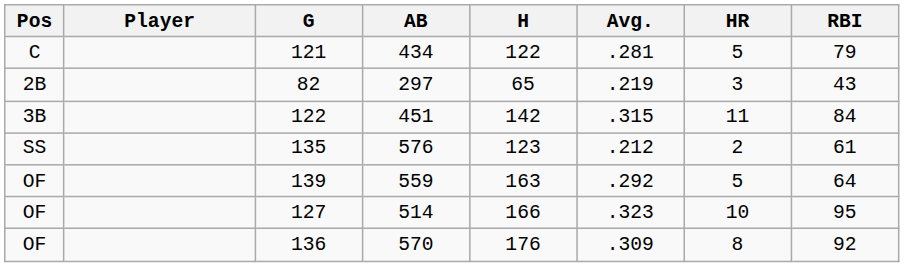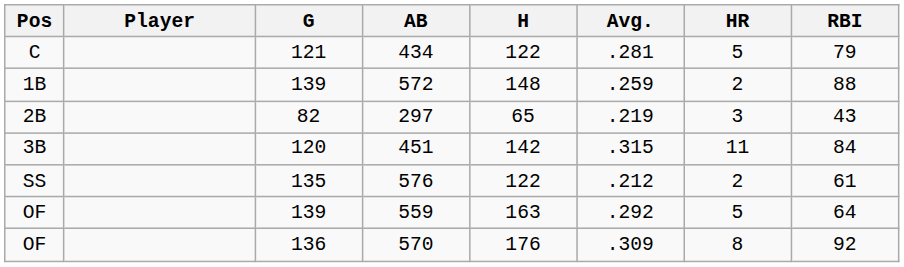+ row: (416, 85)
(309, 117) 122 -> (309, 149) 120
(523, 149) 123 -> (523, 181) 122
- row: (416, 213)
